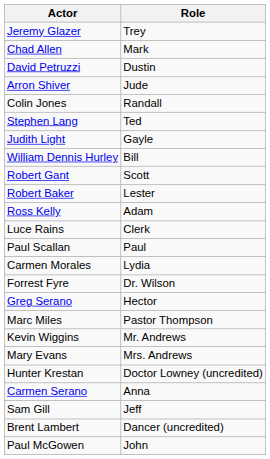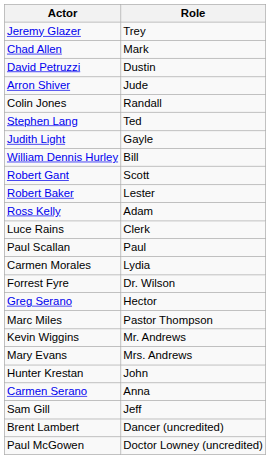(193, 373) Doctor Lowney (uncredited) -> (136, 373) John
(136, 445) John -> (193, 445) Doctor Lowney (uncredited)
